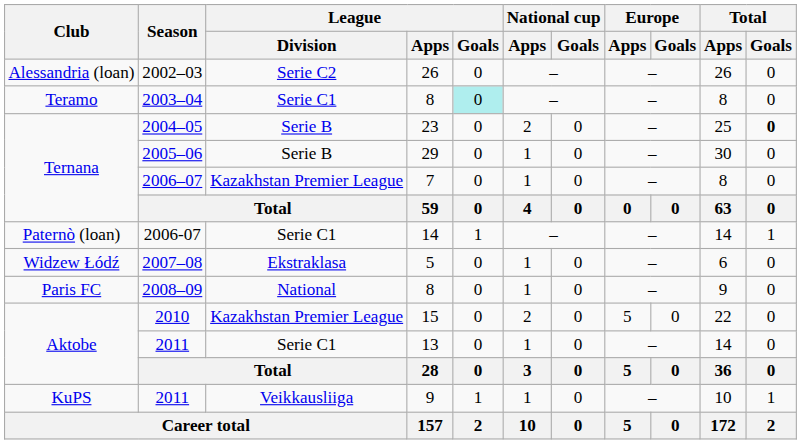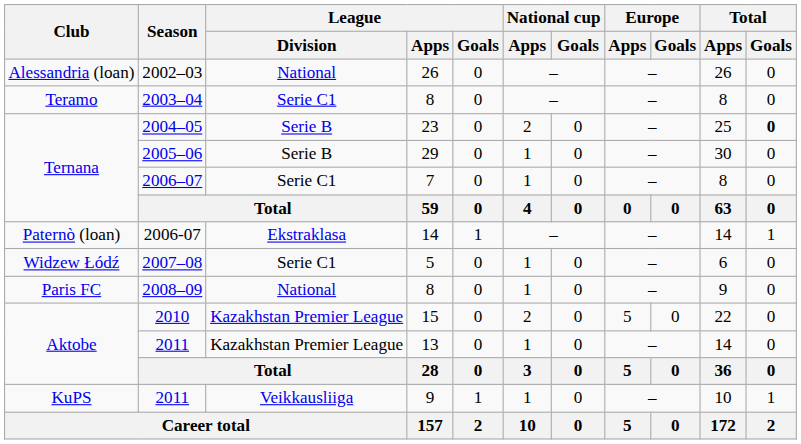(307, 72) Serie C2 -> (307, 72) National
(478, 99) paleturquoise background -> (478, 99) no background
(307, 180) Kazakhstan Premier League -> (307, 180) Serie C1
(307, 235) Serie C1 -> (307, 235) Ekstraklasa
(307, 262) Ekstraklasa -> (307, 262) Serie C1
(307, 343) Serie C1 -> (307, 343) Kazakhstan Premier League
